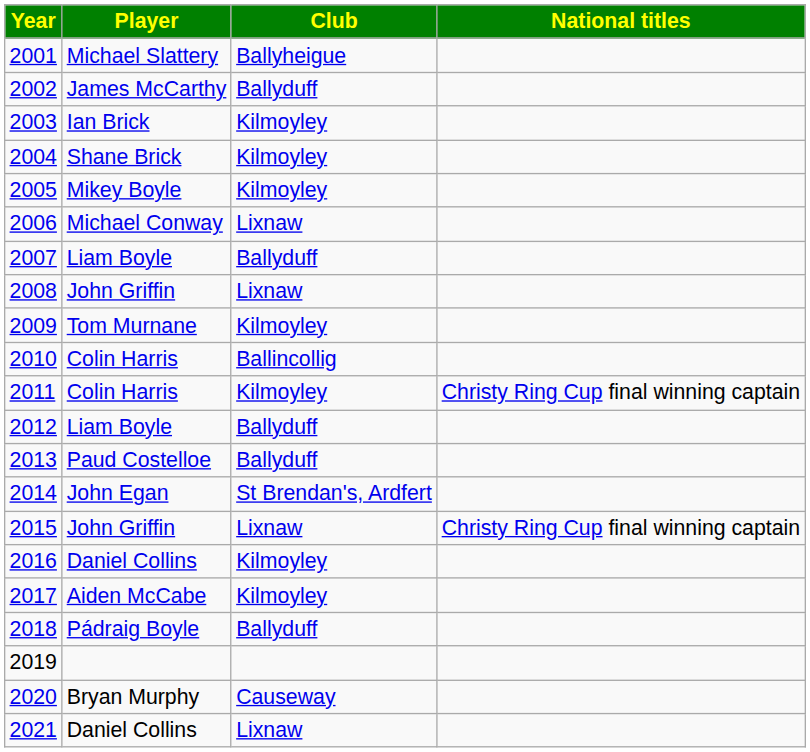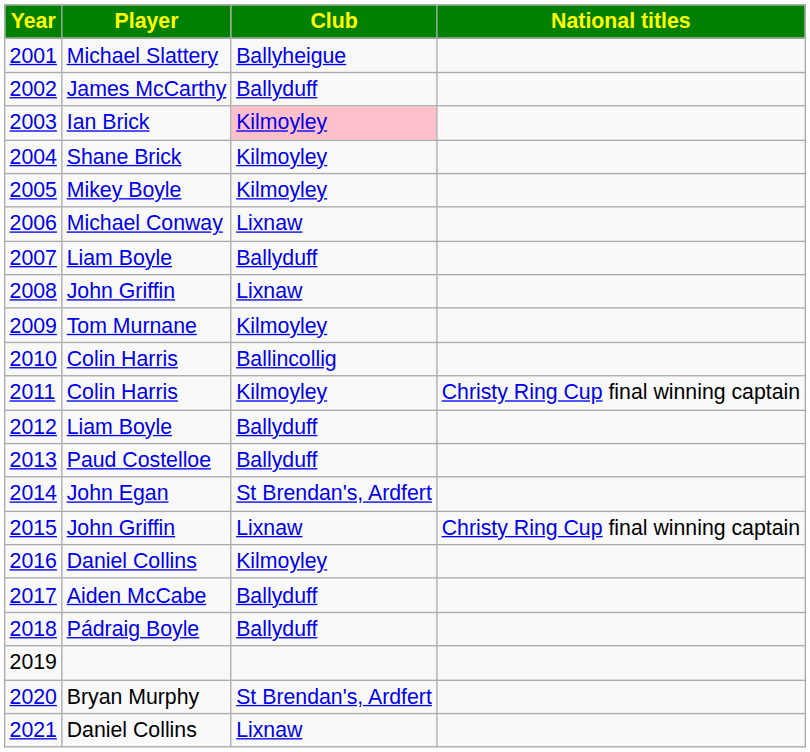(282, 122) no background -> (282, 122) pink background
(282, 595) Kilmoyley -> (277, 595) Ballyduff
(286, 696) Causeway -> (334, 696) St Brendan's, Ardfert
